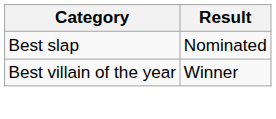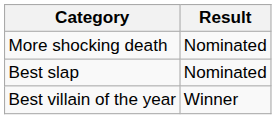+ row: (88, 45)
